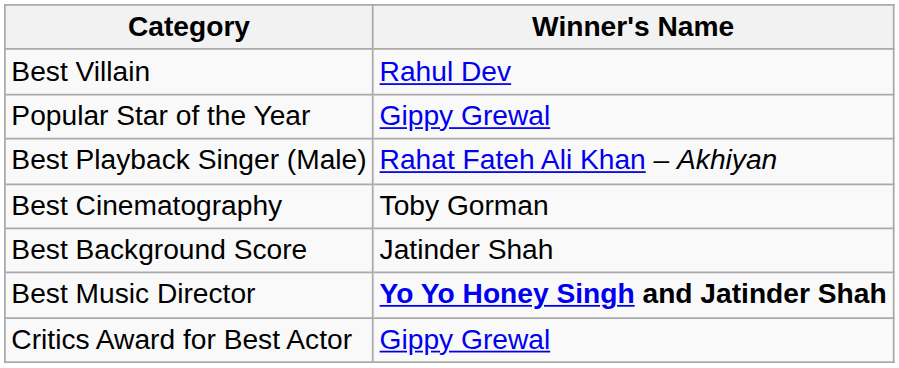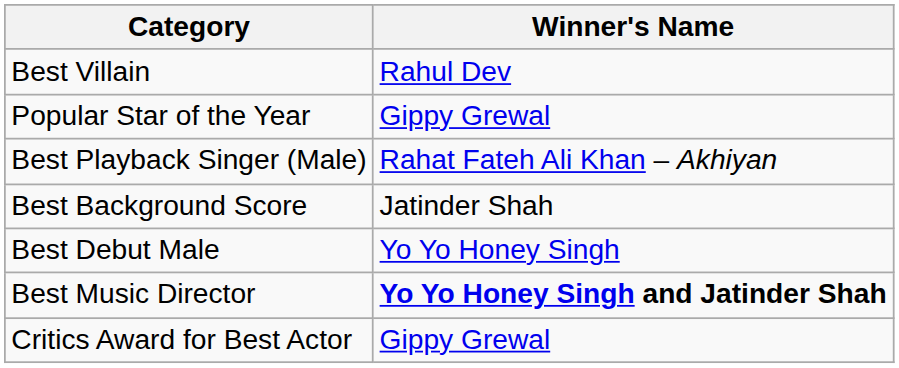- row: (147, 205)
+ row: (115, 250)
